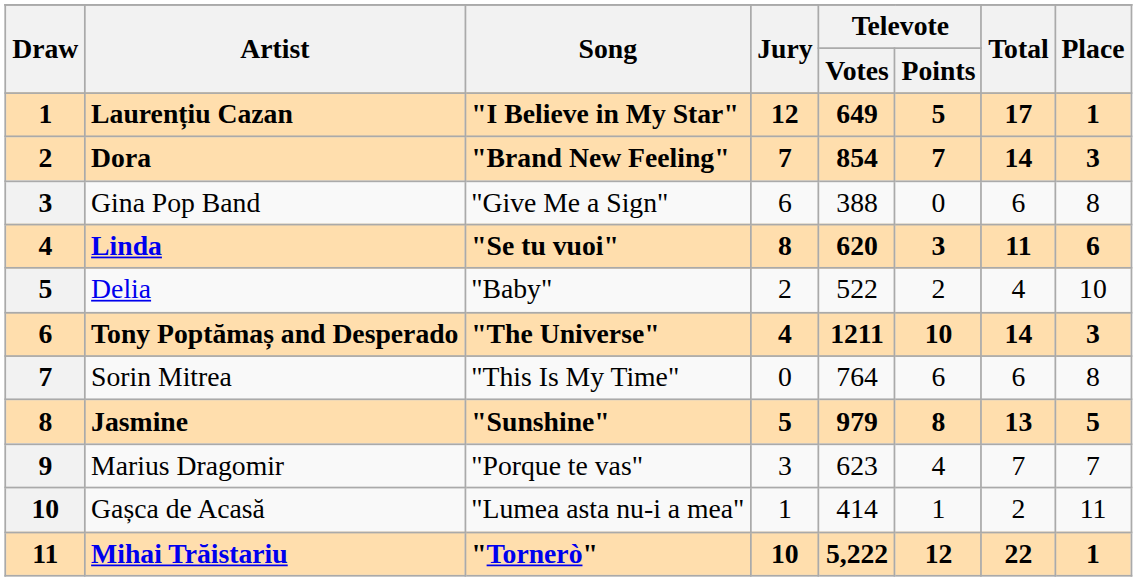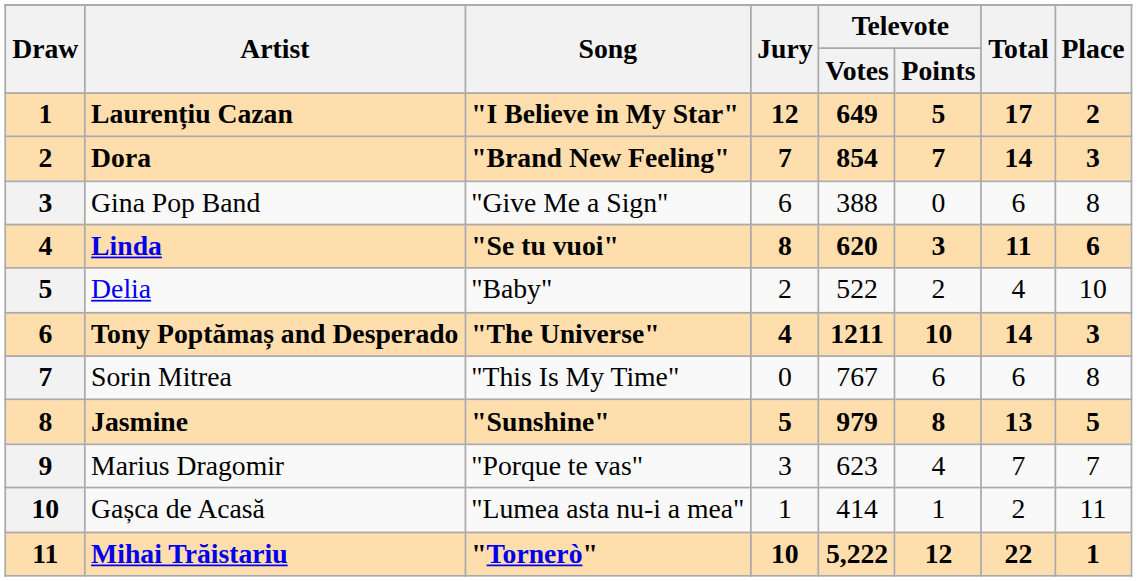(1093, 114) 1 -> (1093, 114) 2
(857, 377) 764 -> (857, 377) 767
